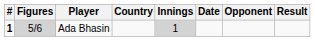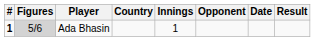columns swapped: (248, 12) <-> (209, 12)
(175, 28) lightgrey background -> (175, 28) no background
